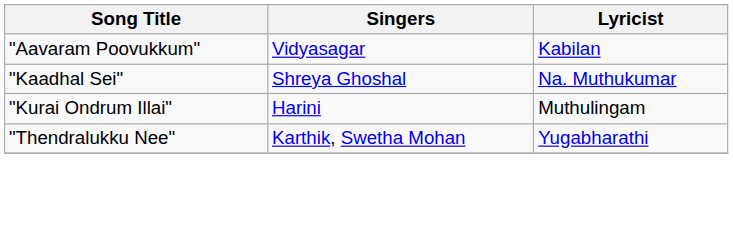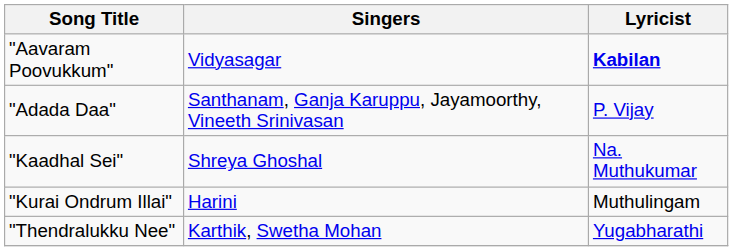(569, 49) normal -> (627, 59) bold
+ row: (62, 110)
